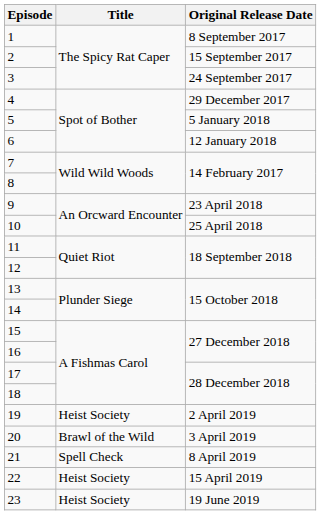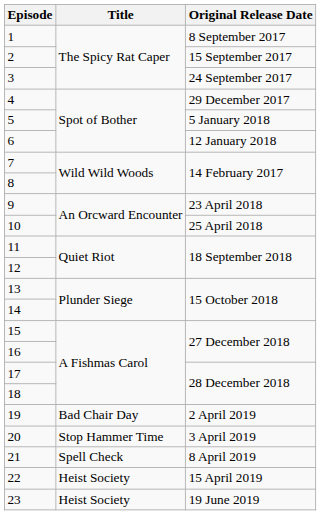(94, 415) Heist Society -> (98, 415) Bad Chair Day
(106, 436) Brawl of the Wild -> (111, 436) Stop Hammer Time
